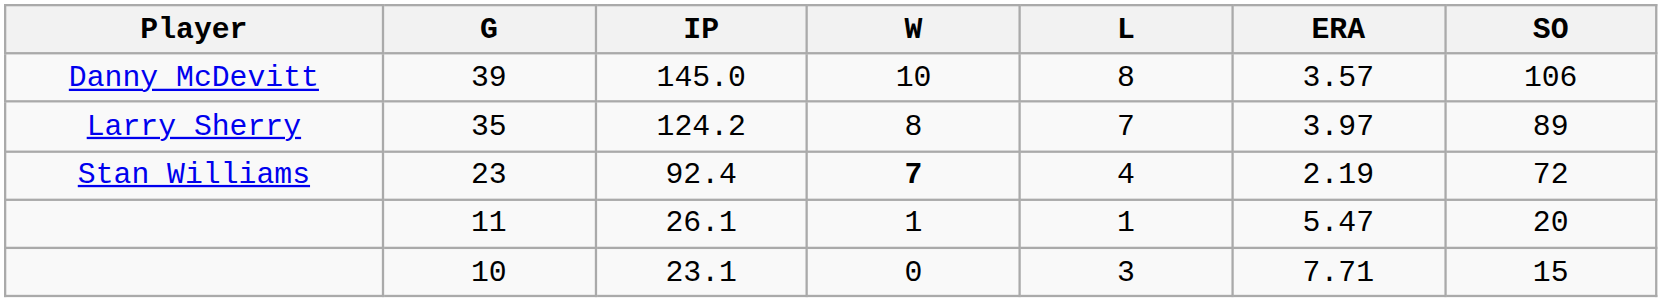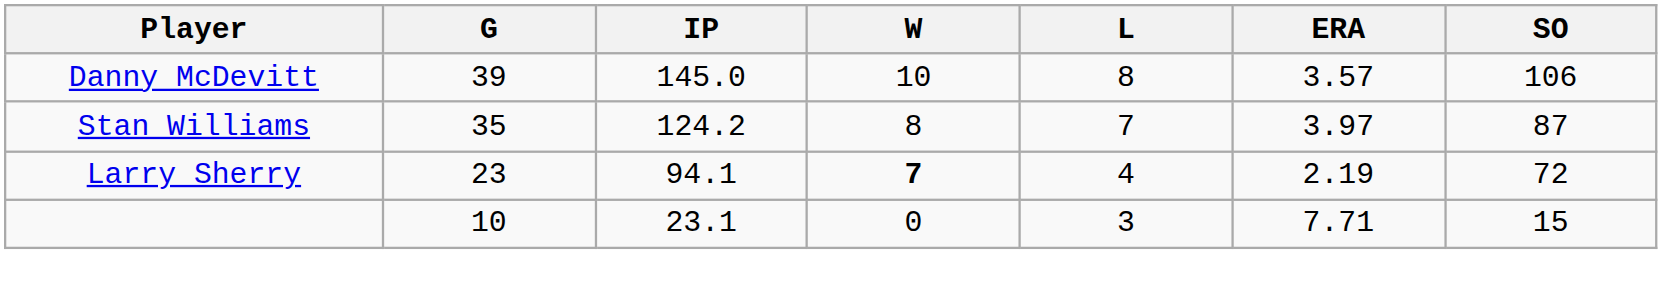(194, 126) Larry Sherry -> (194, 126) Stan Williams
(1551, 126) 89 -> (1551, 126) 87
(194, 175) Stan Williams -> (194, 175) Larry Sherry
(701, 175) 92.4 -> (701, 175) 94.1
- row: (489, 223)
